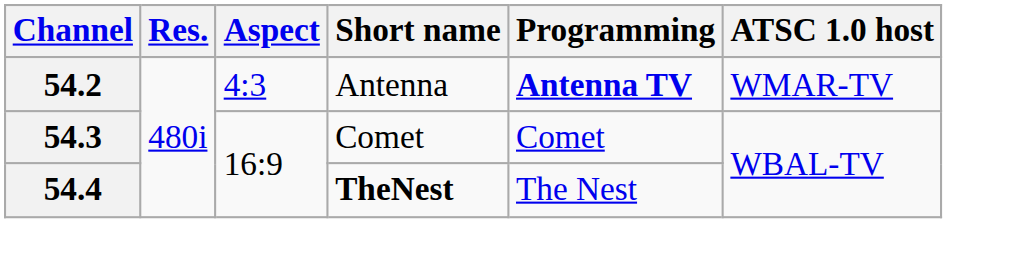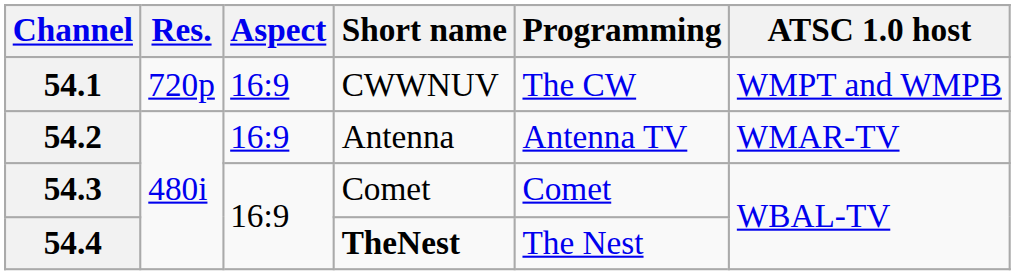+ row: (73, 83)
(245, 83) 4:3 -> (260, 136) 16:9
(604, 83) bold -> (605, 136) normal
